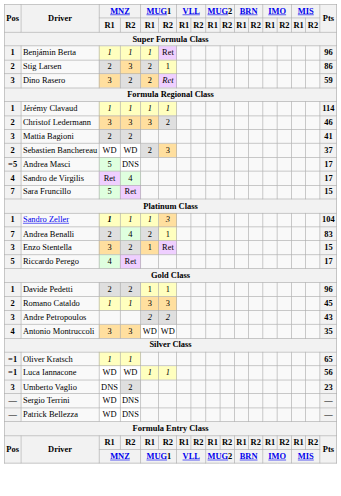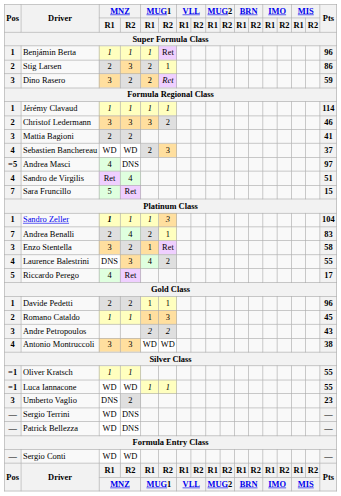(13, 150) 2 -> (13, 150) 4
(110, 164) 5 -> (110, 164) 4
(328, 164) 17 -> (328, 164) 97
(328, 177) 17 -> (328, 177) 51
(328, 247) 15 -> (328, 247) 58
+ row: (56, 261)
(150, 303) 3 -> (150, 317) 1
(328, 331) 35 -> (328, 344) 38
(328, 358) 65 -> (328, 372) 55
(328, 372) 56 -> (328, 386) 55
+ row: (44, 456)
